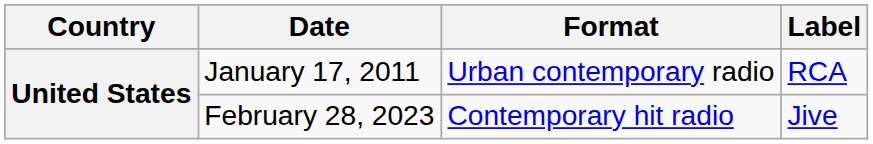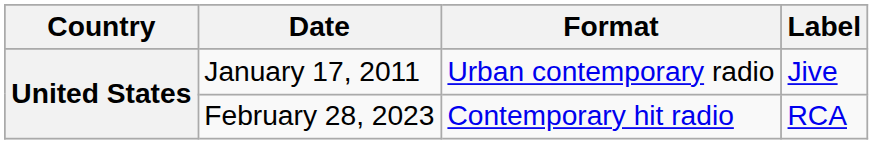(817, 71) RCA -> (813, 71) Jive
(813, 116) Jive -> (817, 116) RCA
